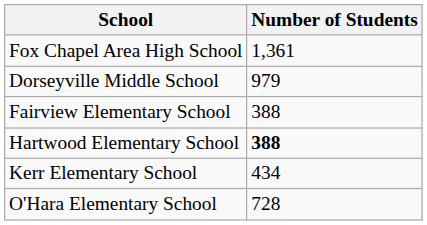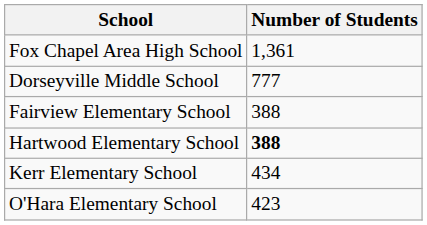(266, 81) 979 -> (266, 81) 777
(266, 204) 728 -> (266, 204) 423
